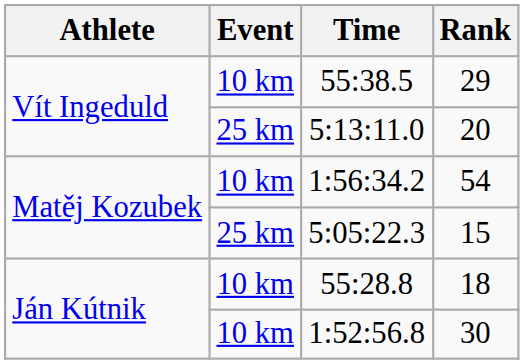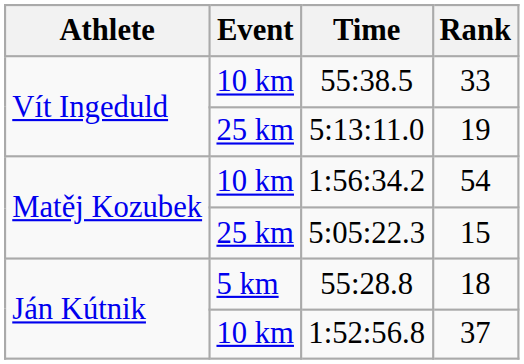(475, 80) 29 -> (475, 80) 33
(475, 131) 20 -> (475, 131) 19
(255, 283) 10 km -> (248, 283) 5 km
(475, 333) 30 -> (475, 333) 37
